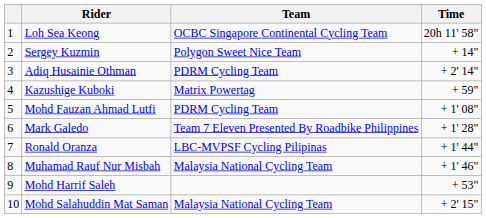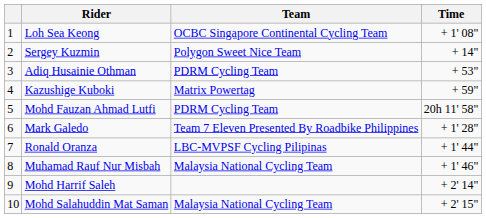(451, 33) 20h 11' 58" -> (460, 33) + 1' 08"
(460, 71) + 2' 14" -> (465, 71) + 53"
(460, 109) + 1' 08" -> (451, 109) 20h 11' 58"
(465, 185) + 53" -> (460, 185) + 2' 14"
